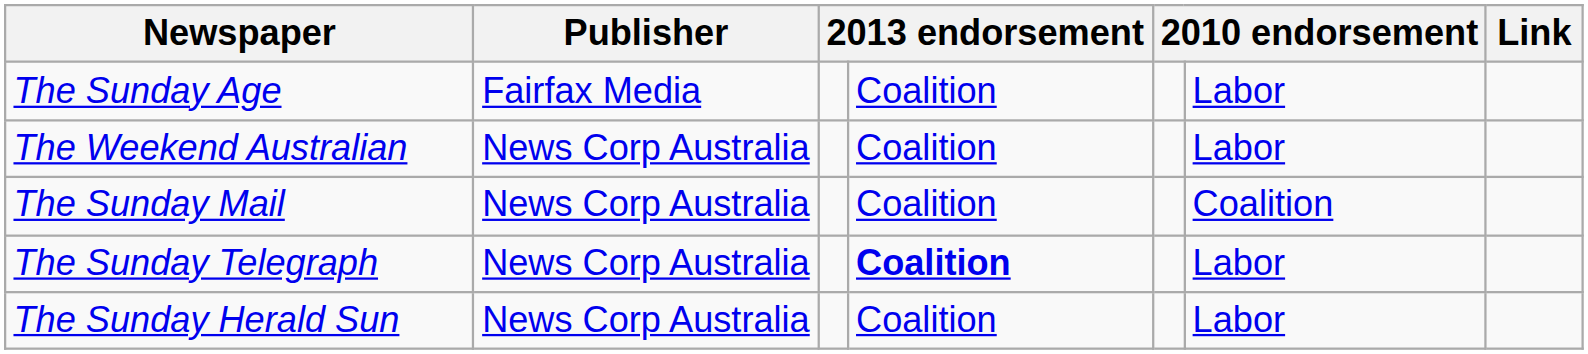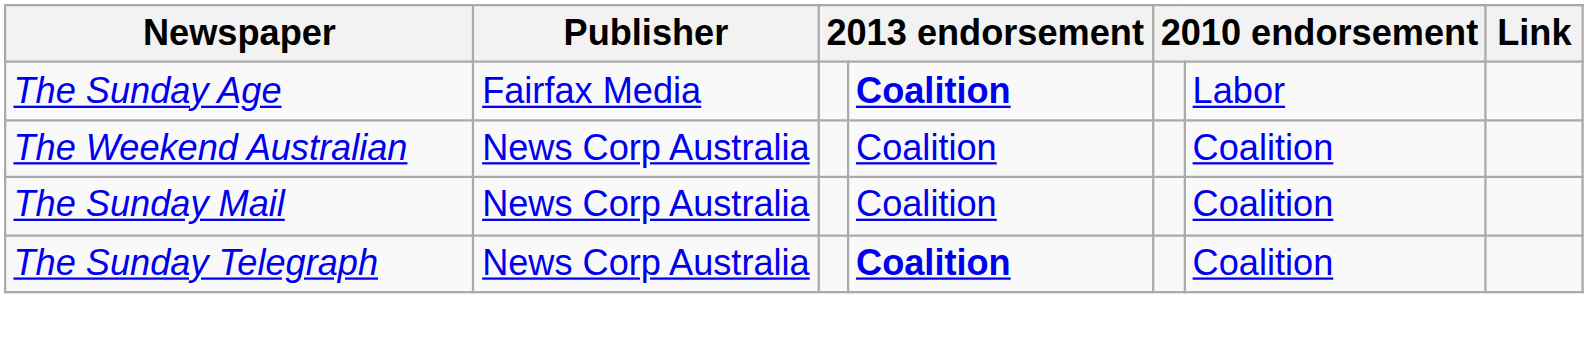(926, 90) normal -> (933, 90) bold
(1239, 147) Labor -> (1263, 147) Coalition
(1239, 262) Labor -> (1263, 262) Coalition
- row: (206, 319)
